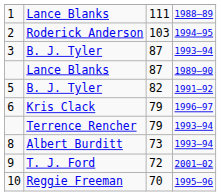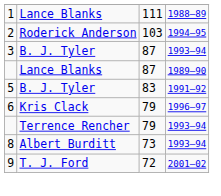(156, 88) 82 -> (149, 88) 83
- row: (14, 182)
